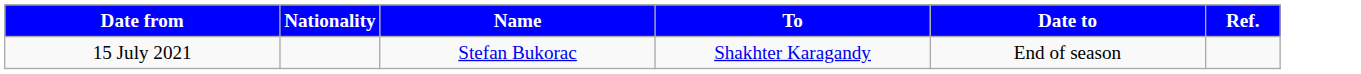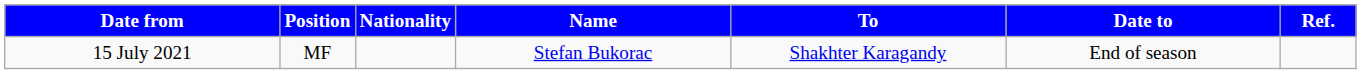+ column: (317, 20)
